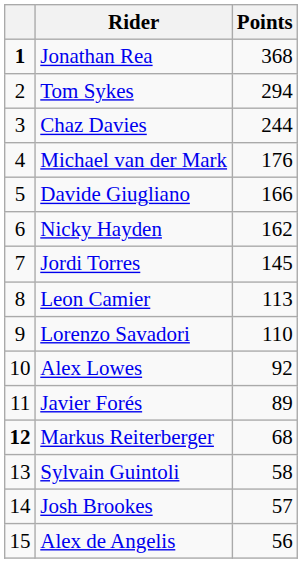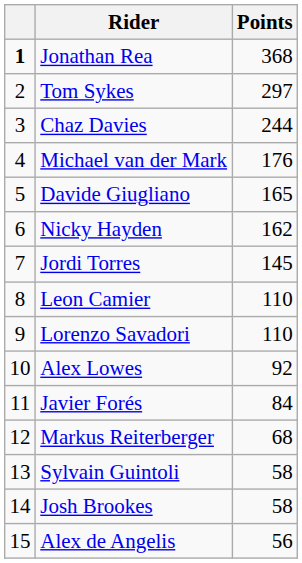(277, 91) 294 -> (277, 91) 297
(277, 194) 166 -> (277, 194) 165
(277, 298) 113 -> (277, 298) 110
(282, 402) 89 -> (282, 402) 84
(20, 437) bold -> (20, 437) normal
(282, 506) 57 -> (282, 506) 58
